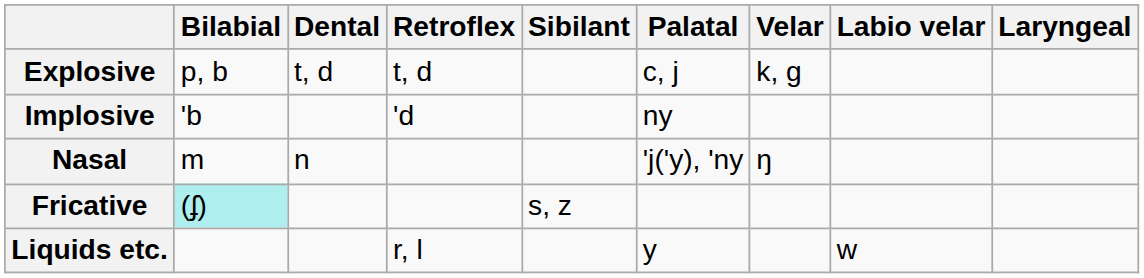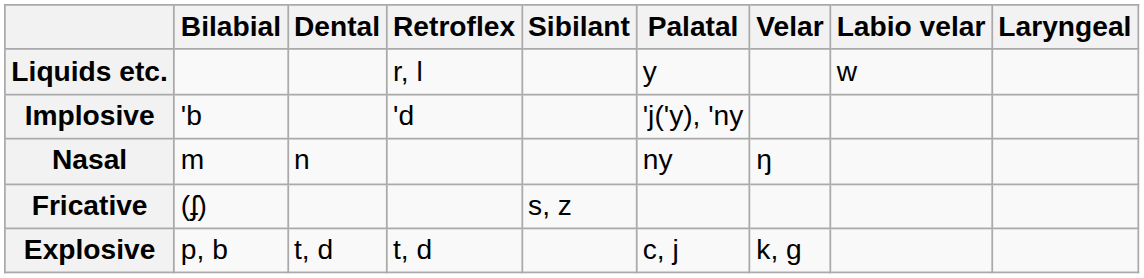rows swapped: (90, 71) <-> (90, 250)
(658, 116) ny -> (693, 116) 'j('y), 'ny
(693, 160) 'j('y), 'ny -> (658, 160) ny
(194, 205) paleturquoise background -> (194, 205) no background
